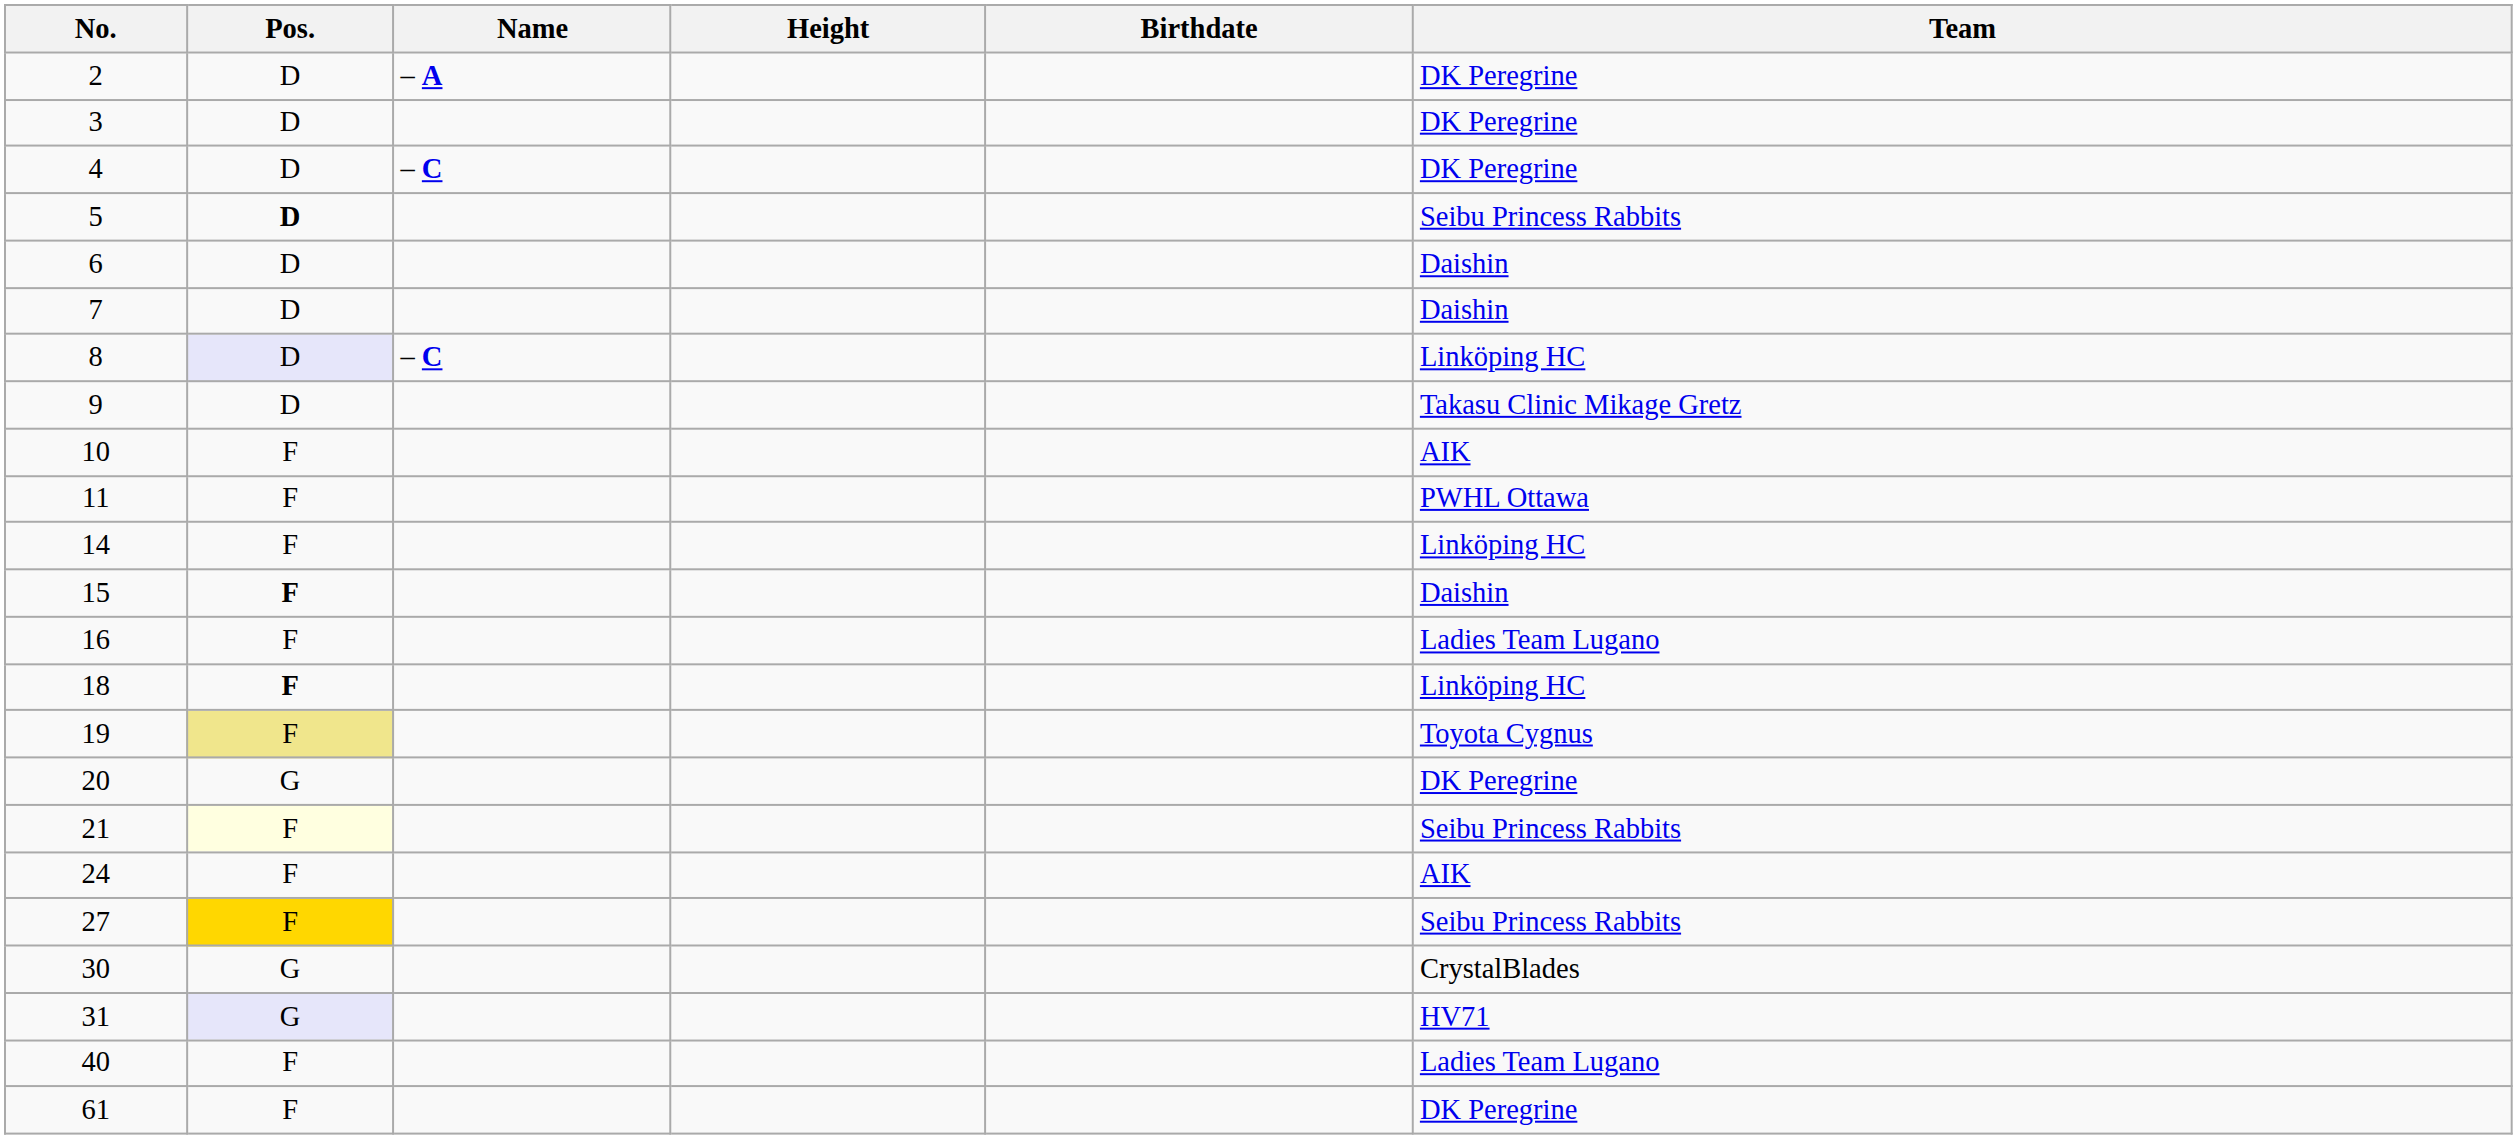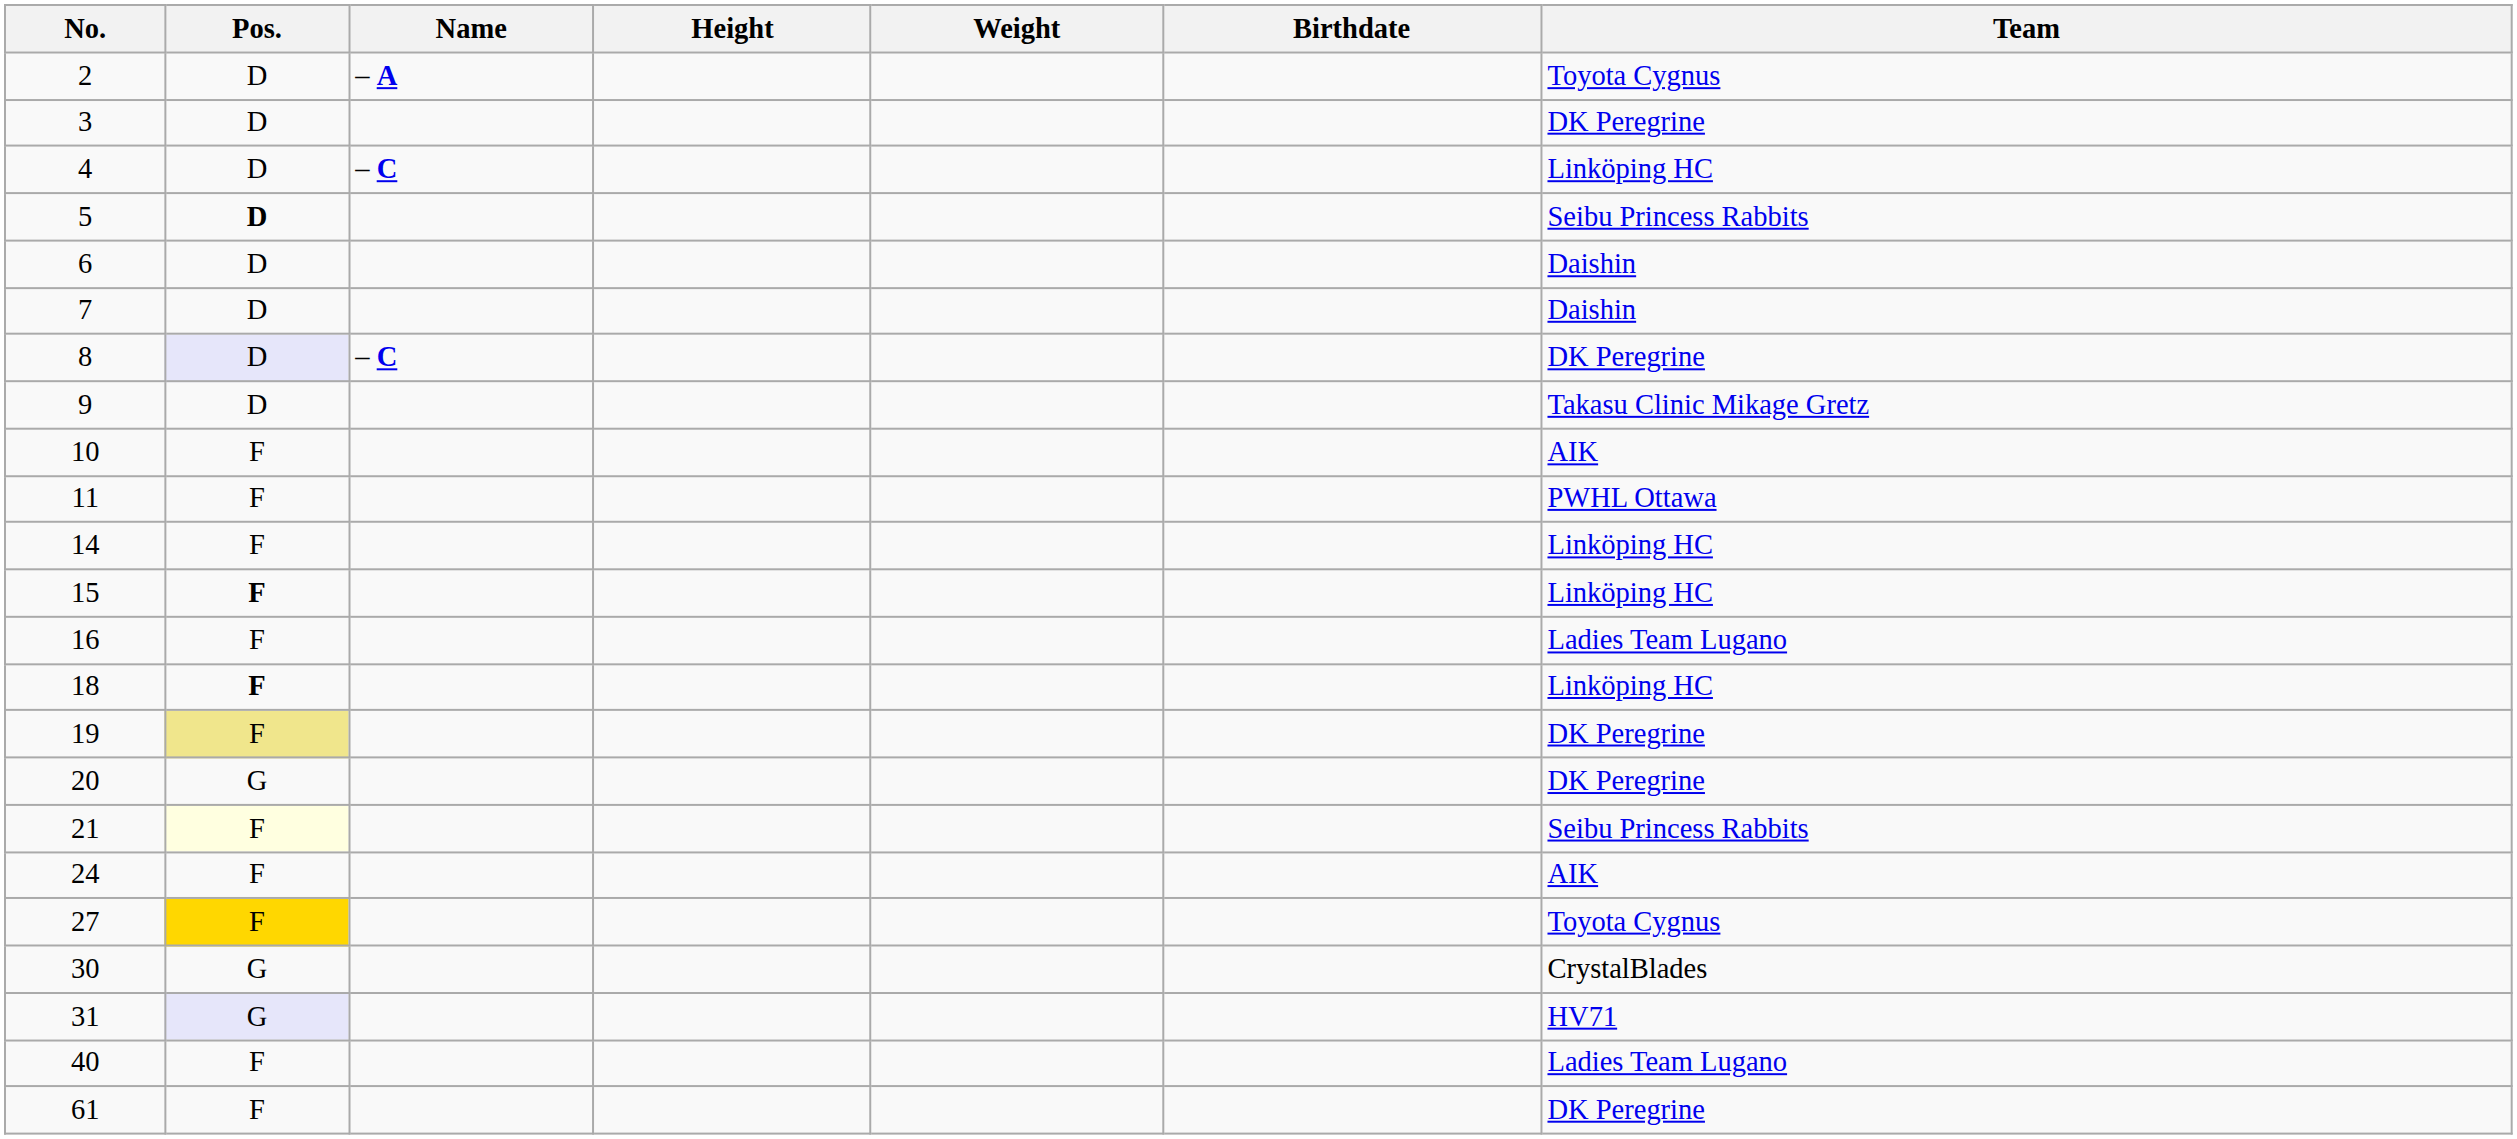+ column: (1017, 28)
(1499, 75) DK Peregrine -> (1634, 75) Toyota Cygnus
(1499, 169) DK Peregrine -> (1630, 169) Linköping HC
(1503, 357) Linköping HC -> (1626, 357) DK Peregrine
(1464, 592) Daishin -> (1630, 592) Linköping HC
(1506, 733) Toyota Cygnus -> (1626, 733) DK Peregrine
(1550, 921) Seibu Princess Rabbits -> (1634, 921) Toyota Cygnus
